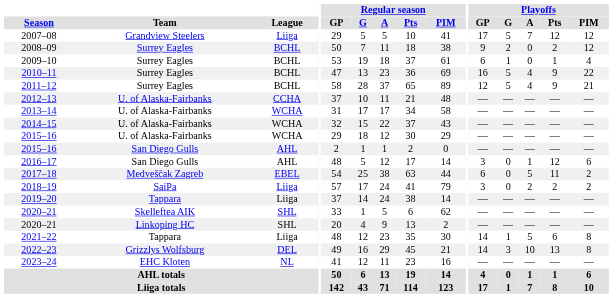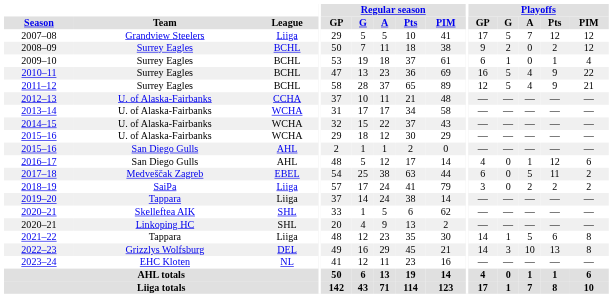(483, 161) 3 -> (483, 161) 4
